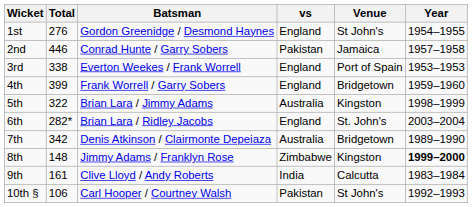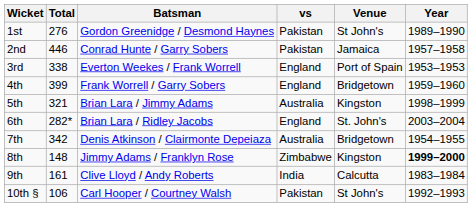(300, 31) England -> (301, 31) Pakistan
(436, 31) 1954–1955 -> (436, 31) 1989–1990
(58, 103) 322 -> (58, 103) 321
(436, 139) 1989–1990 -> (436, 139) 1954–1955
